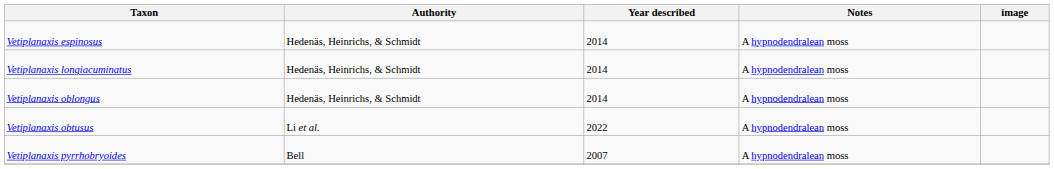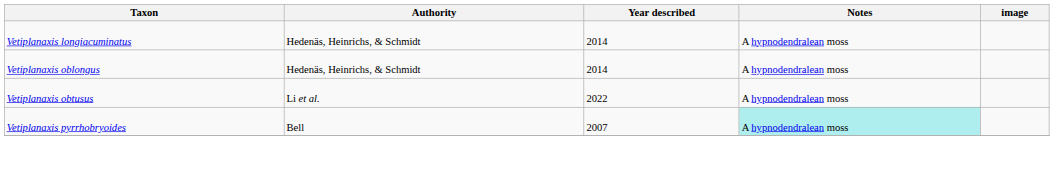- row: (54, 41)
(795, 156) no background -> (795, 127) paleturquoise background
